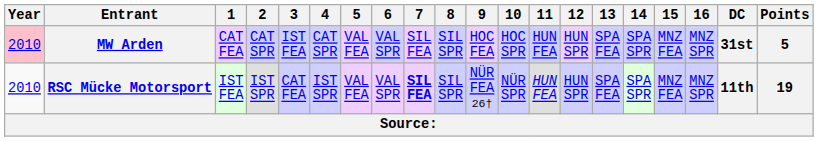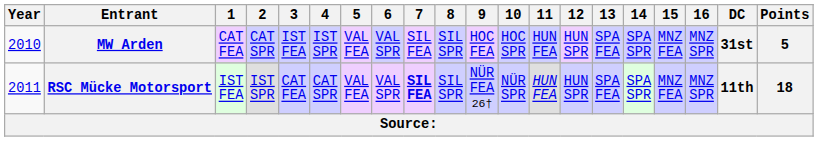(24, 44) pink background -> (24, 44) no background
(325, 44) CAT SPR -> (325, 44) IST SPR
(24, 88) 2010 -> (24, 88) 2011
(325, 88) IST SPR -> (325, 88) CAT SPR
(785, 88) 19 -> (785, 88) 18
